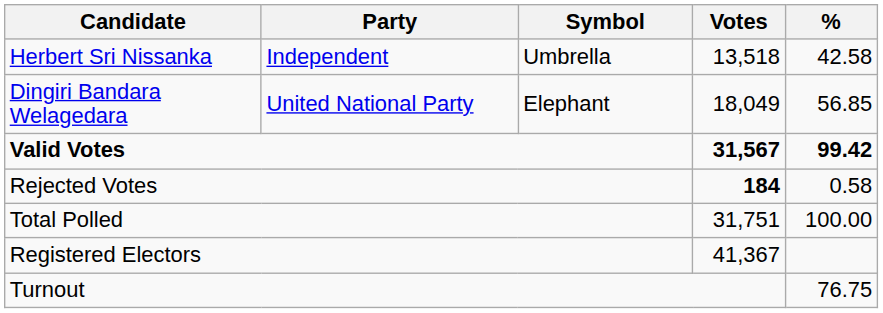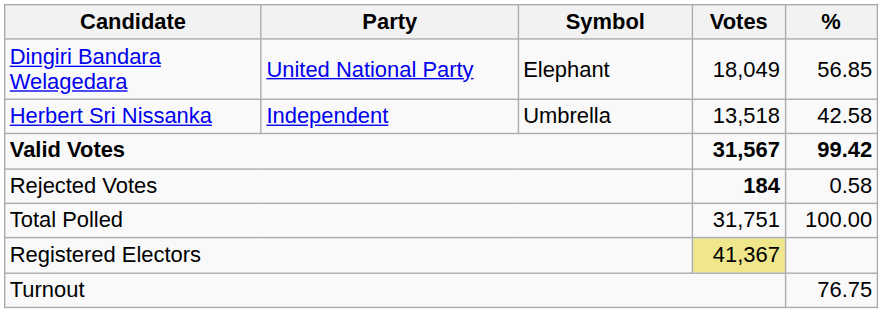rows swapped: (85, 103) <-> (111, 56)
(746, 255) no background -> (746, 255) khaki background
